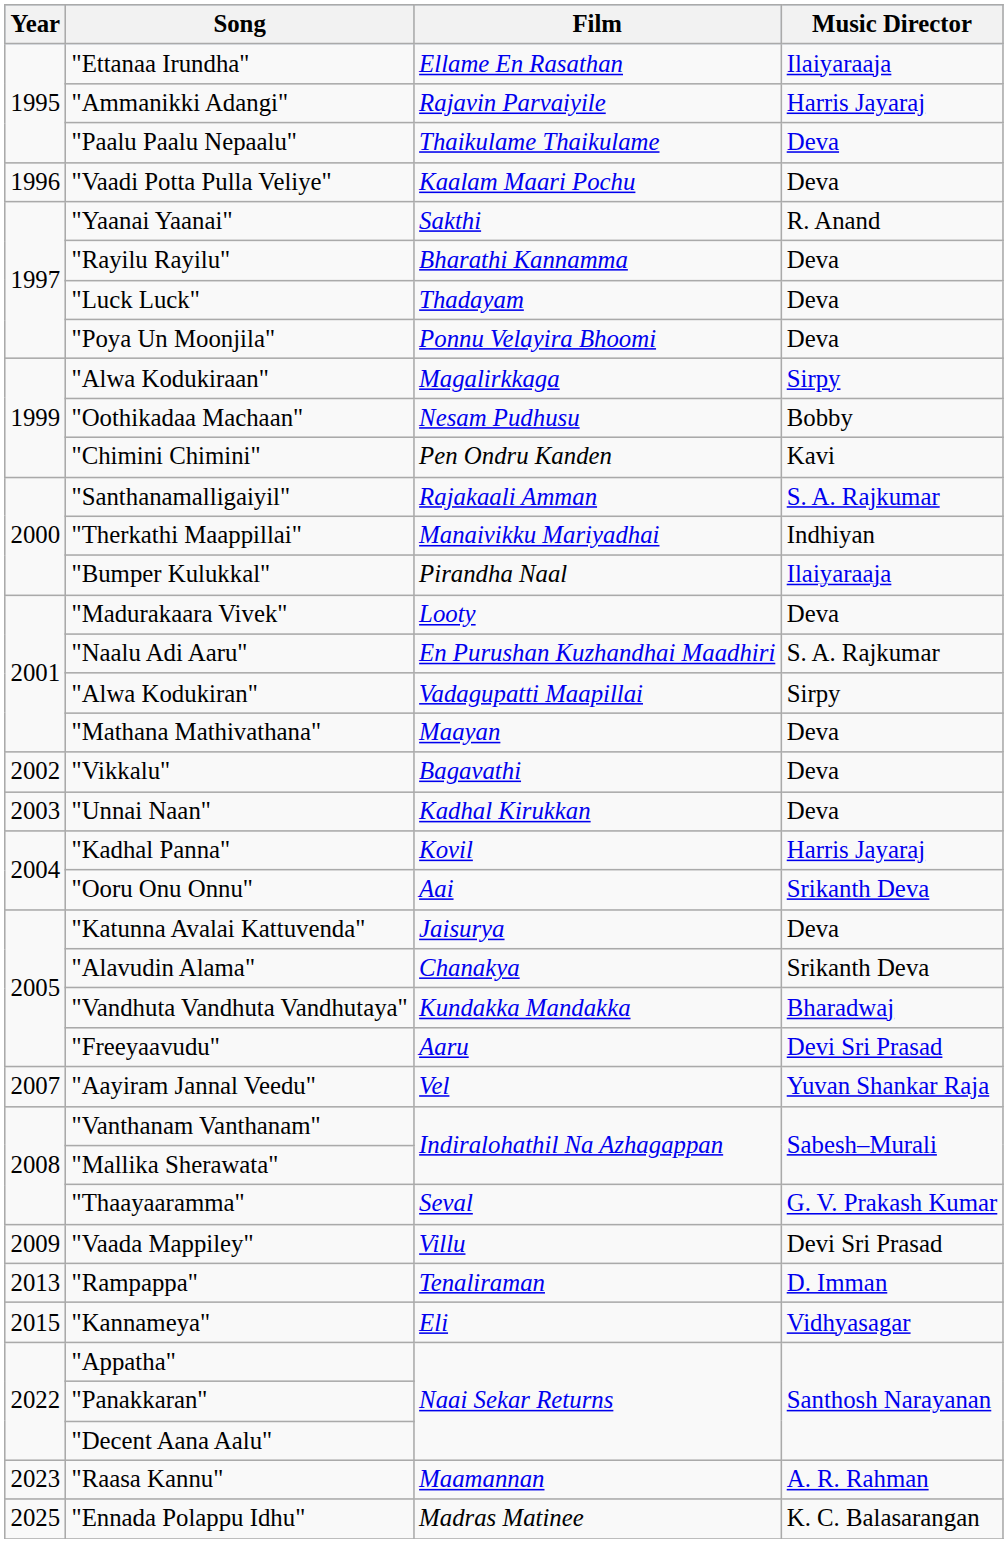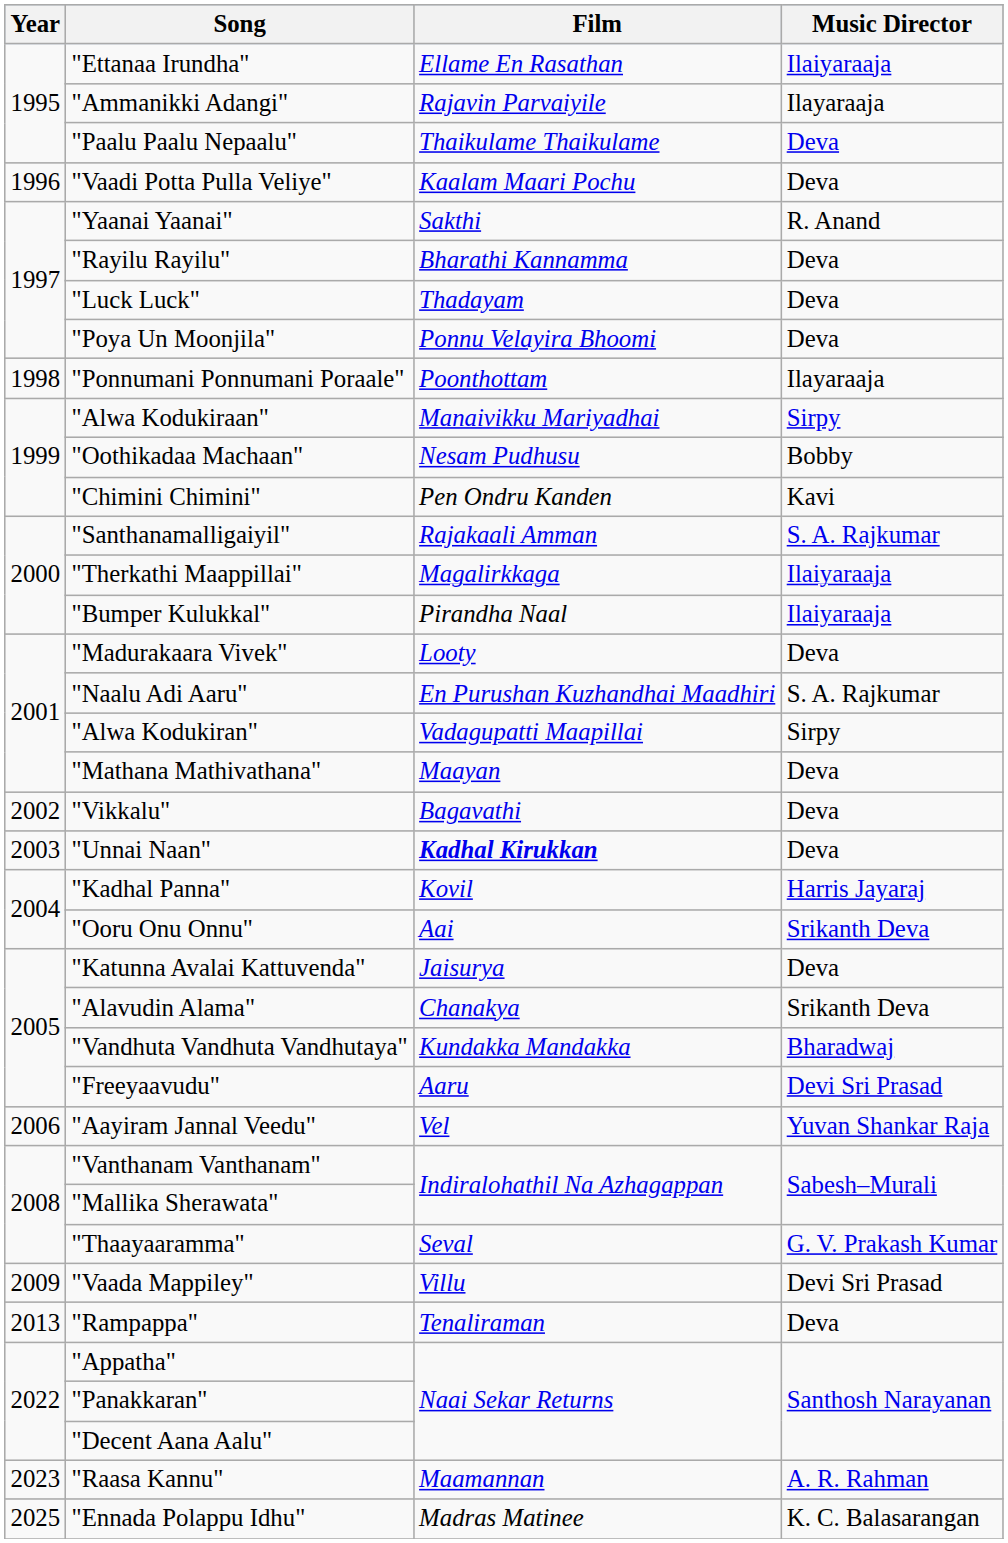(856, 102) Harris Jayaraj -> (836, 102) Ilayaraaja
+ row: (238, 378)
(489, 378) Magalirkkaga -> (539, 417) Manaivikku Mariyadhai
(539, 535) Manaivikku Mariyadhai -> (489, 574) Magalirkkaga
(831, 535) Indhiyan -> (839, 574) Ilaiyaraaja
(505, 810) normal -> (508, 850) bold
(35, 1086) 2007 -> (35, 1125) 2006
(837, 1282) D. Imman -> (813, 1322) Deva
- row: (141, 1322)
